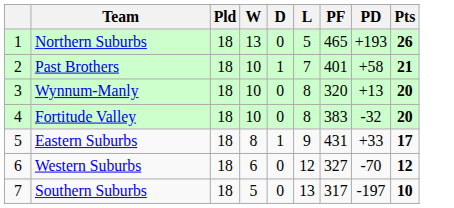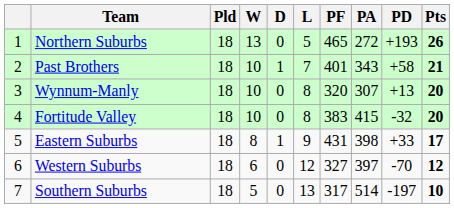+ column: (367, 16)
